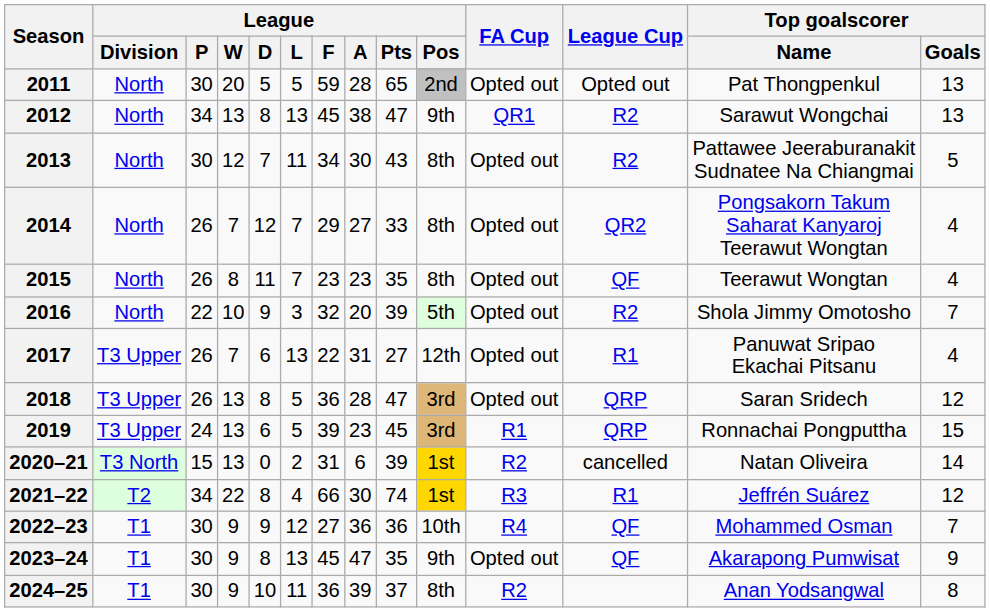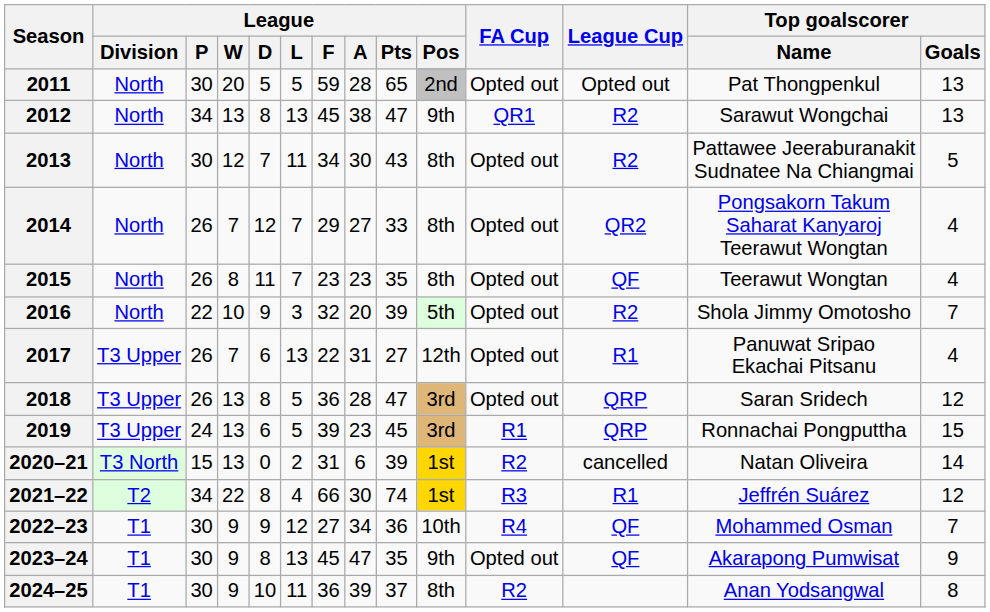(360, 526) 36 -> (360, 526) 34
